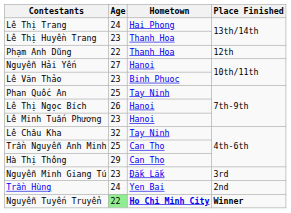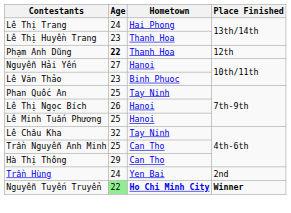(115, 52) normal -> (115, 52) bold
(115, 120) 23 -> (115, 120) 25
- row: (56, 174)
